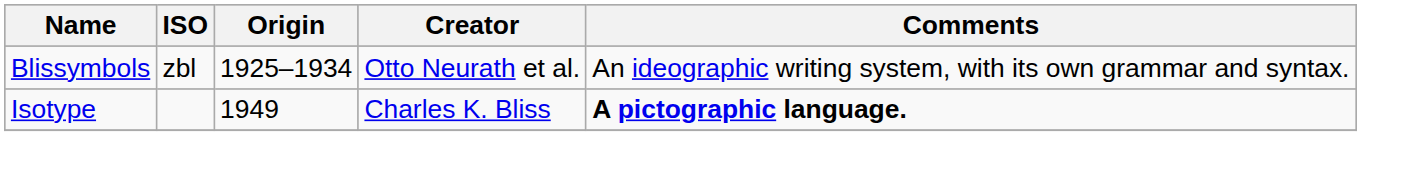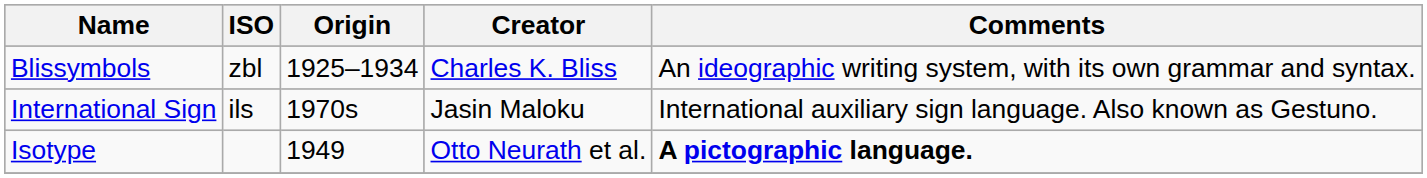(472, 67) Otto Neurath et al. -> (524, 67) Charles K. Bliss
+ row: (114, 109)
(458, 109) Charles K. Bliss -> (538, 151) Otto Neurath et al.
